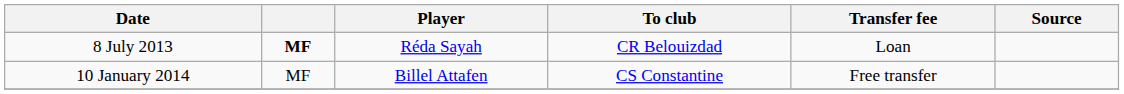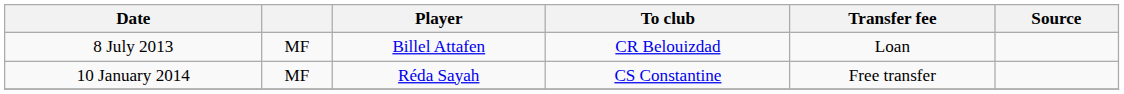(298, 46) bold -> (297, 46) normal
(441, 46) Réda Sayah -> (439, 46) Billel Attafen
(441, 74) Billel Attafen -> (439, 74) Réda Sayah
